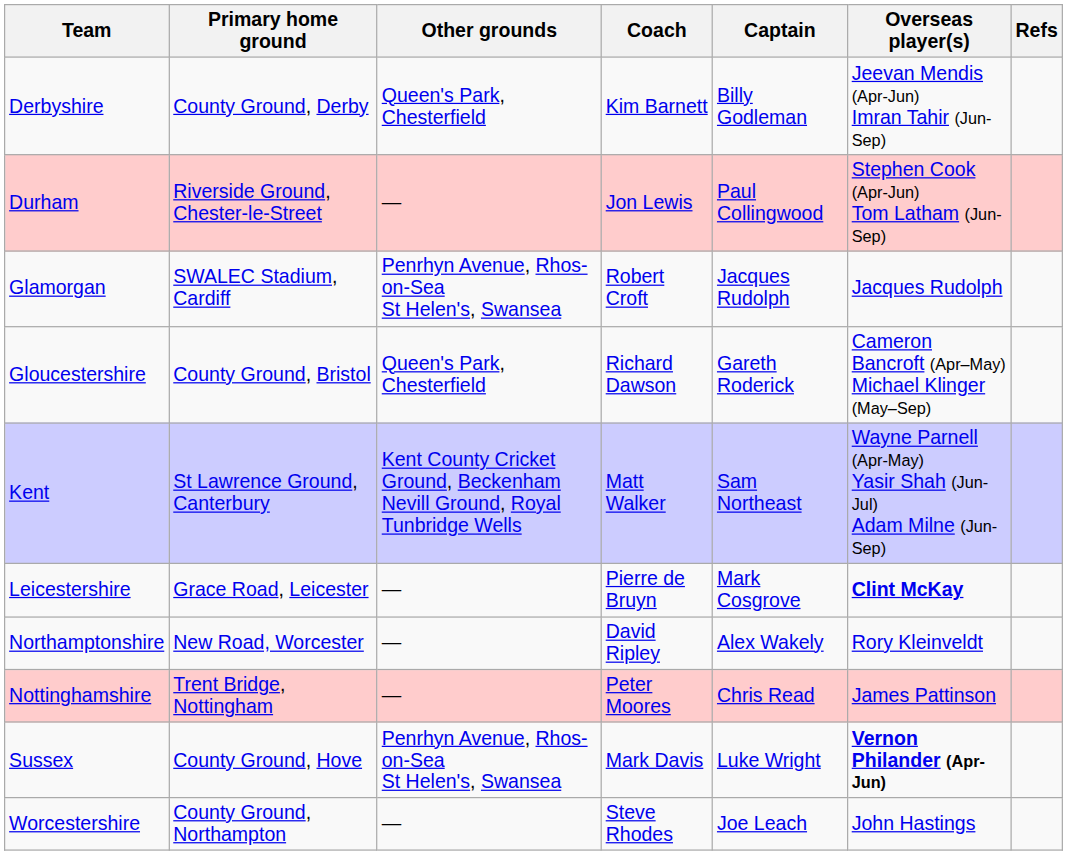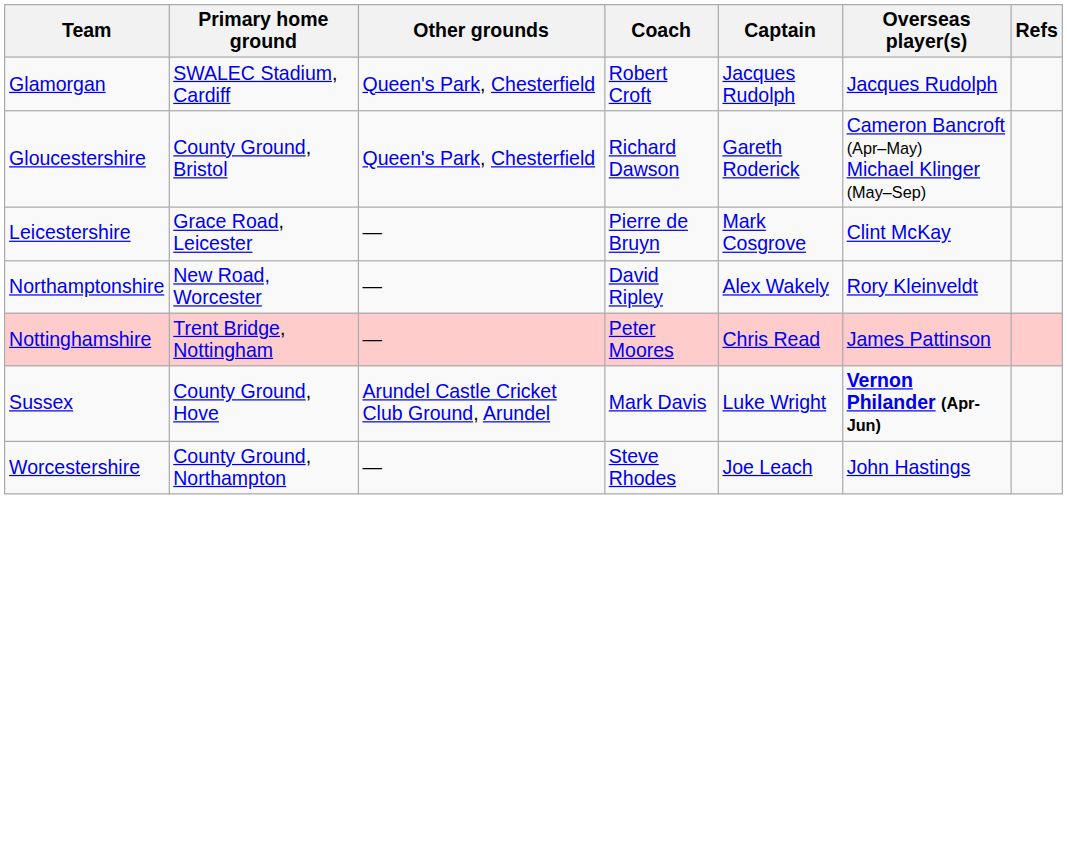- row: (56, 105)
- row: (44, 202)
(485, 288) Penrhyn Avenue, Rhos-on-Sea St Helen's, Swansea -> (479, 83) Queen's Park, Chesterfield
- row: (29, 493)
(908, 590) bold -> (899, 233) normal
(485, 759) Penrhyn Avenue, Rhos-on-Sea St Helen's, Swansea -> (460, 403) Arundel Castle Cricket Club Ground, Arundel
